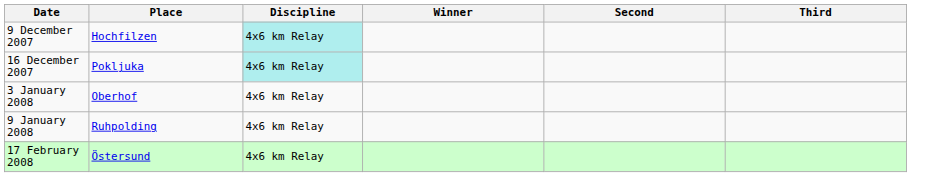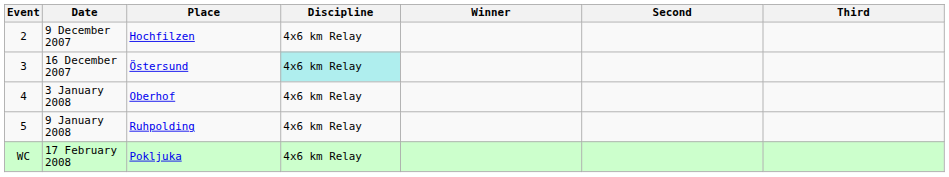+ column: (23, 14)
(285, 37) paleturquoise background -> (323, 37) no background
(118, 67) Pokljuka -> (159, 67) Östersund
(121, 157) Östersund -> (156, 157) Pokljuka
